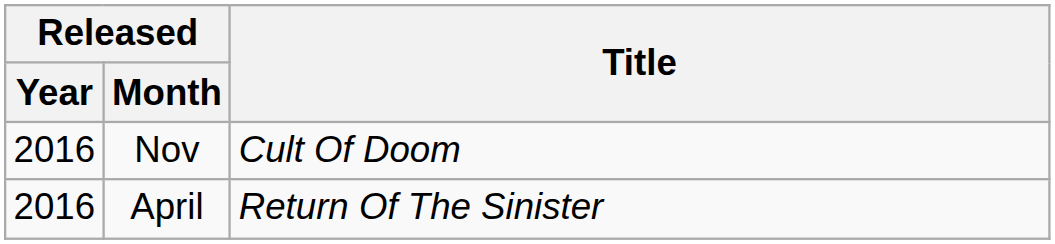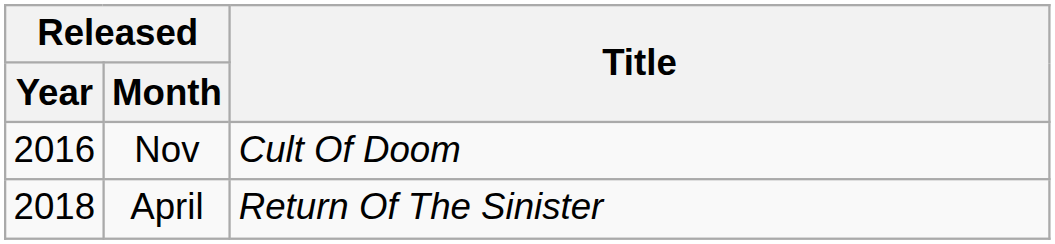(54, 207) 2016 -> (54, 207) 2018
